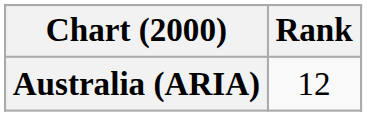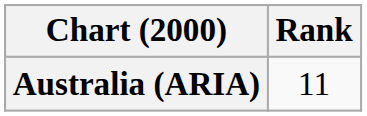(314, 83) 12 -> (314, 83) 11
